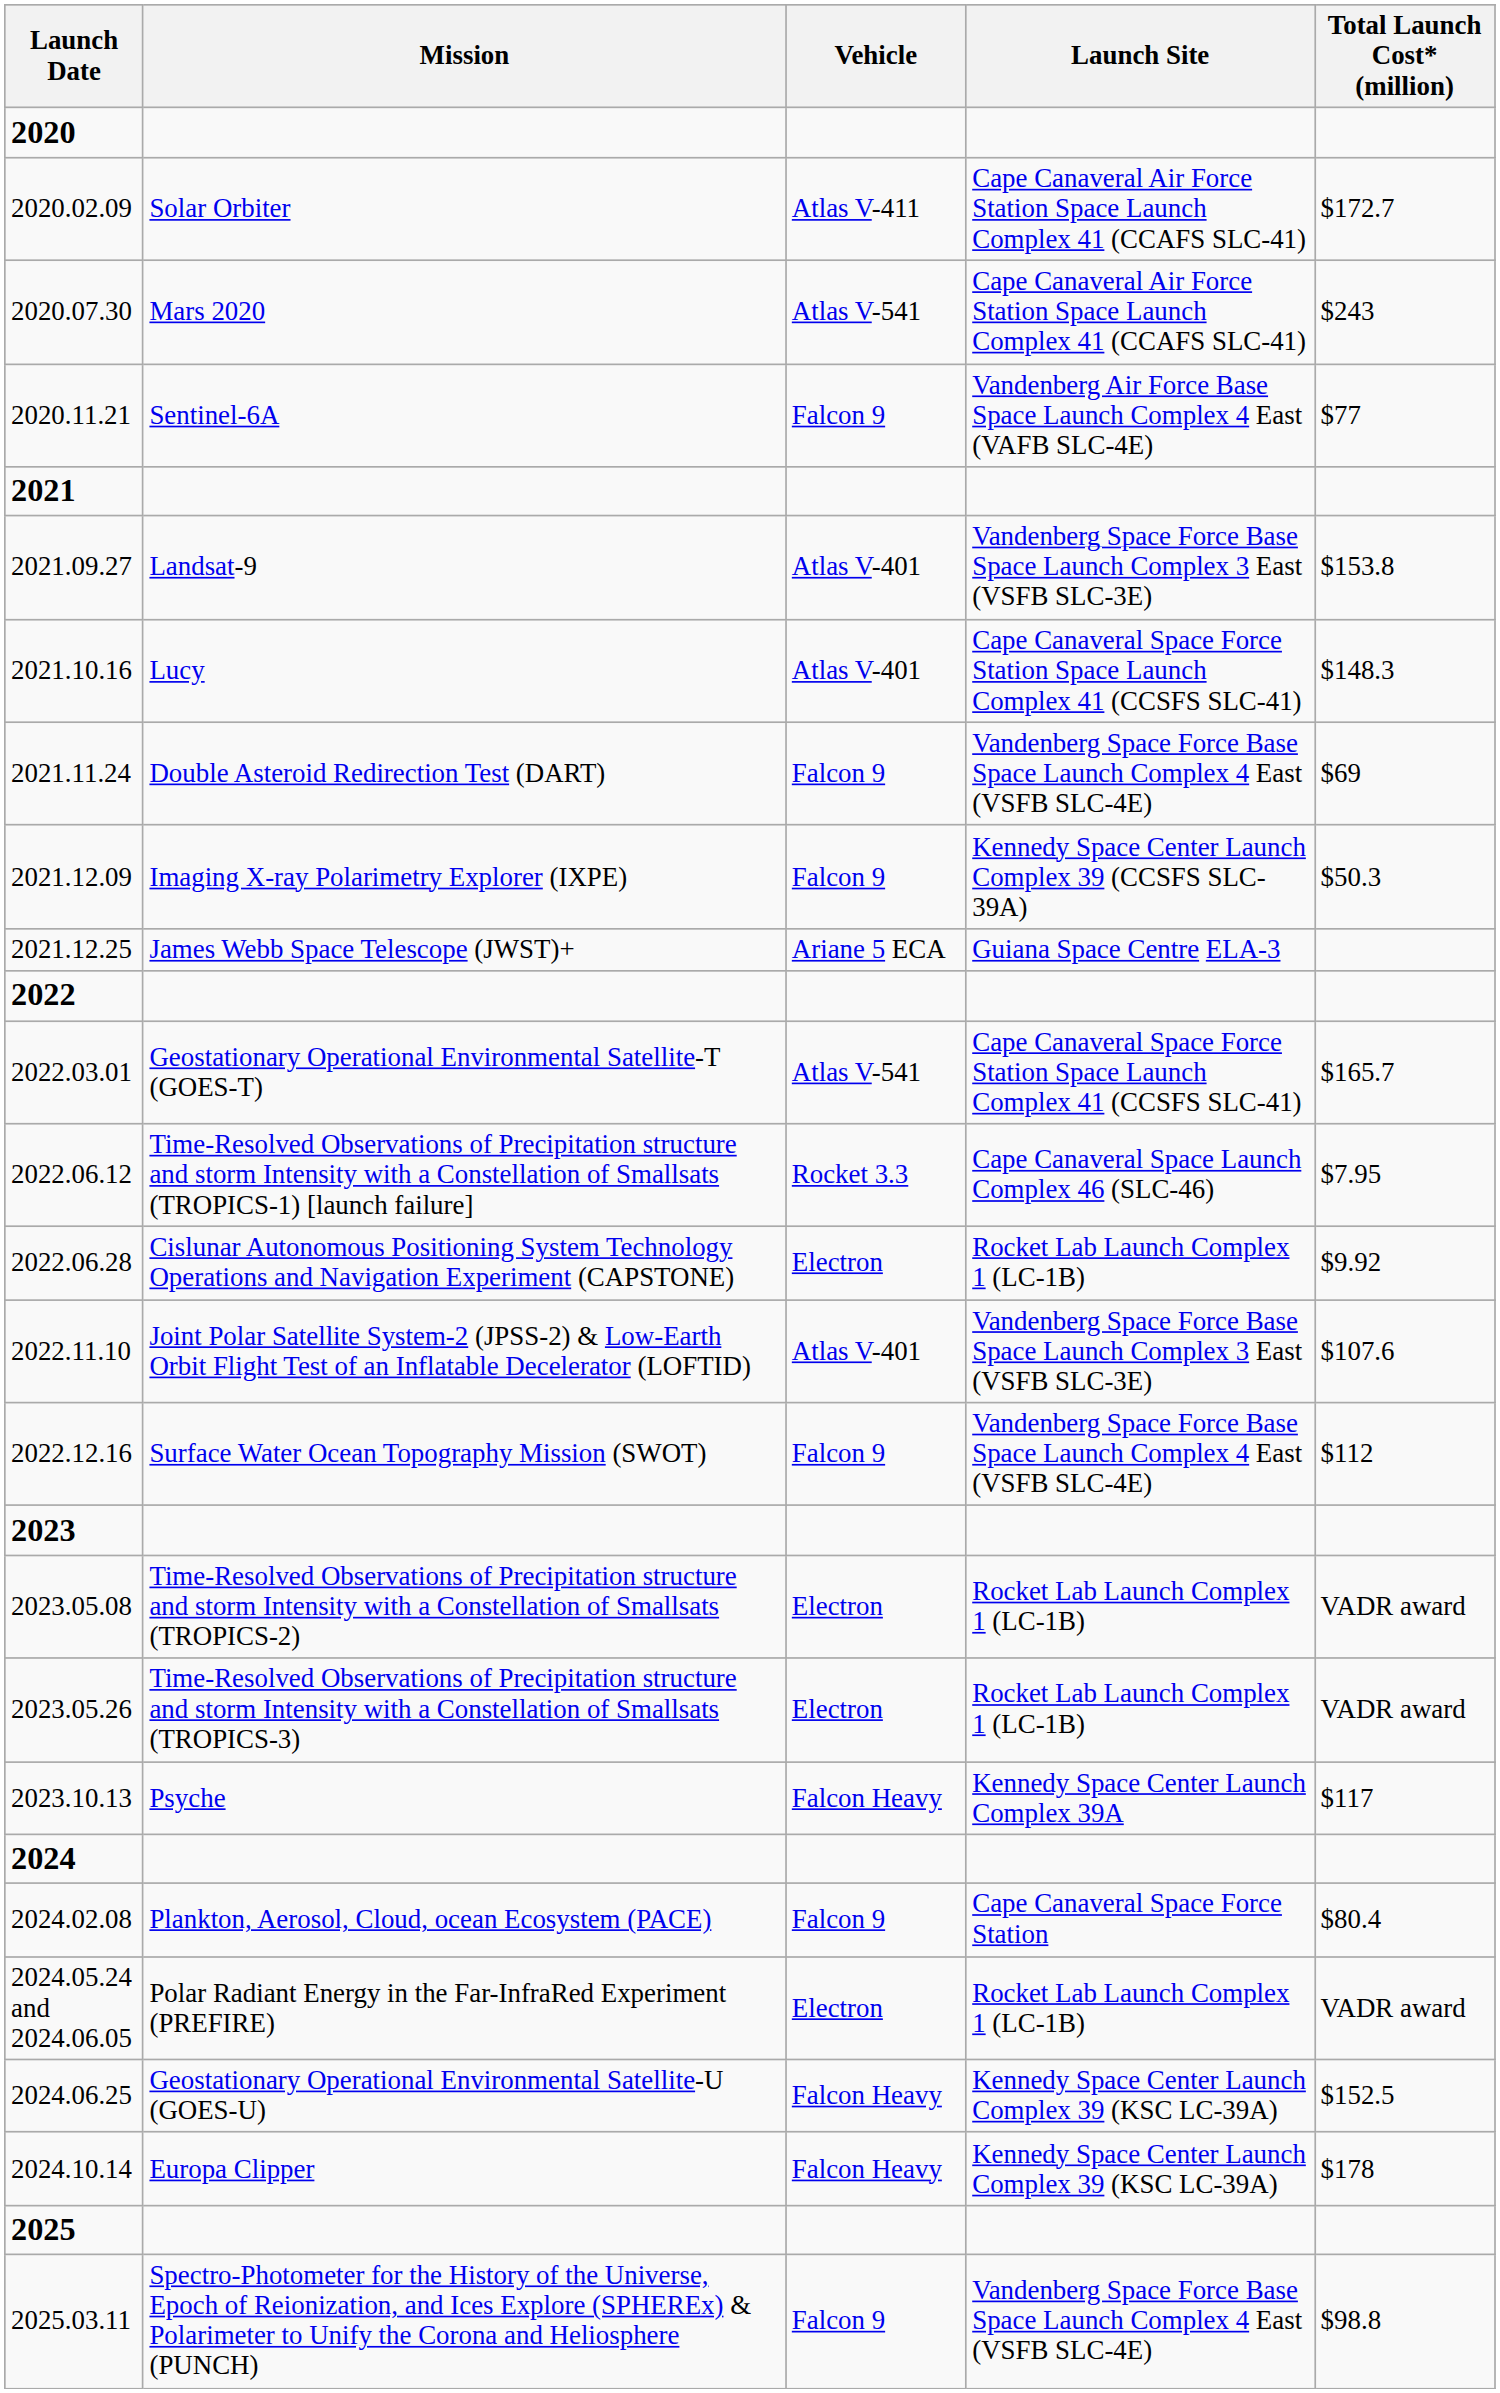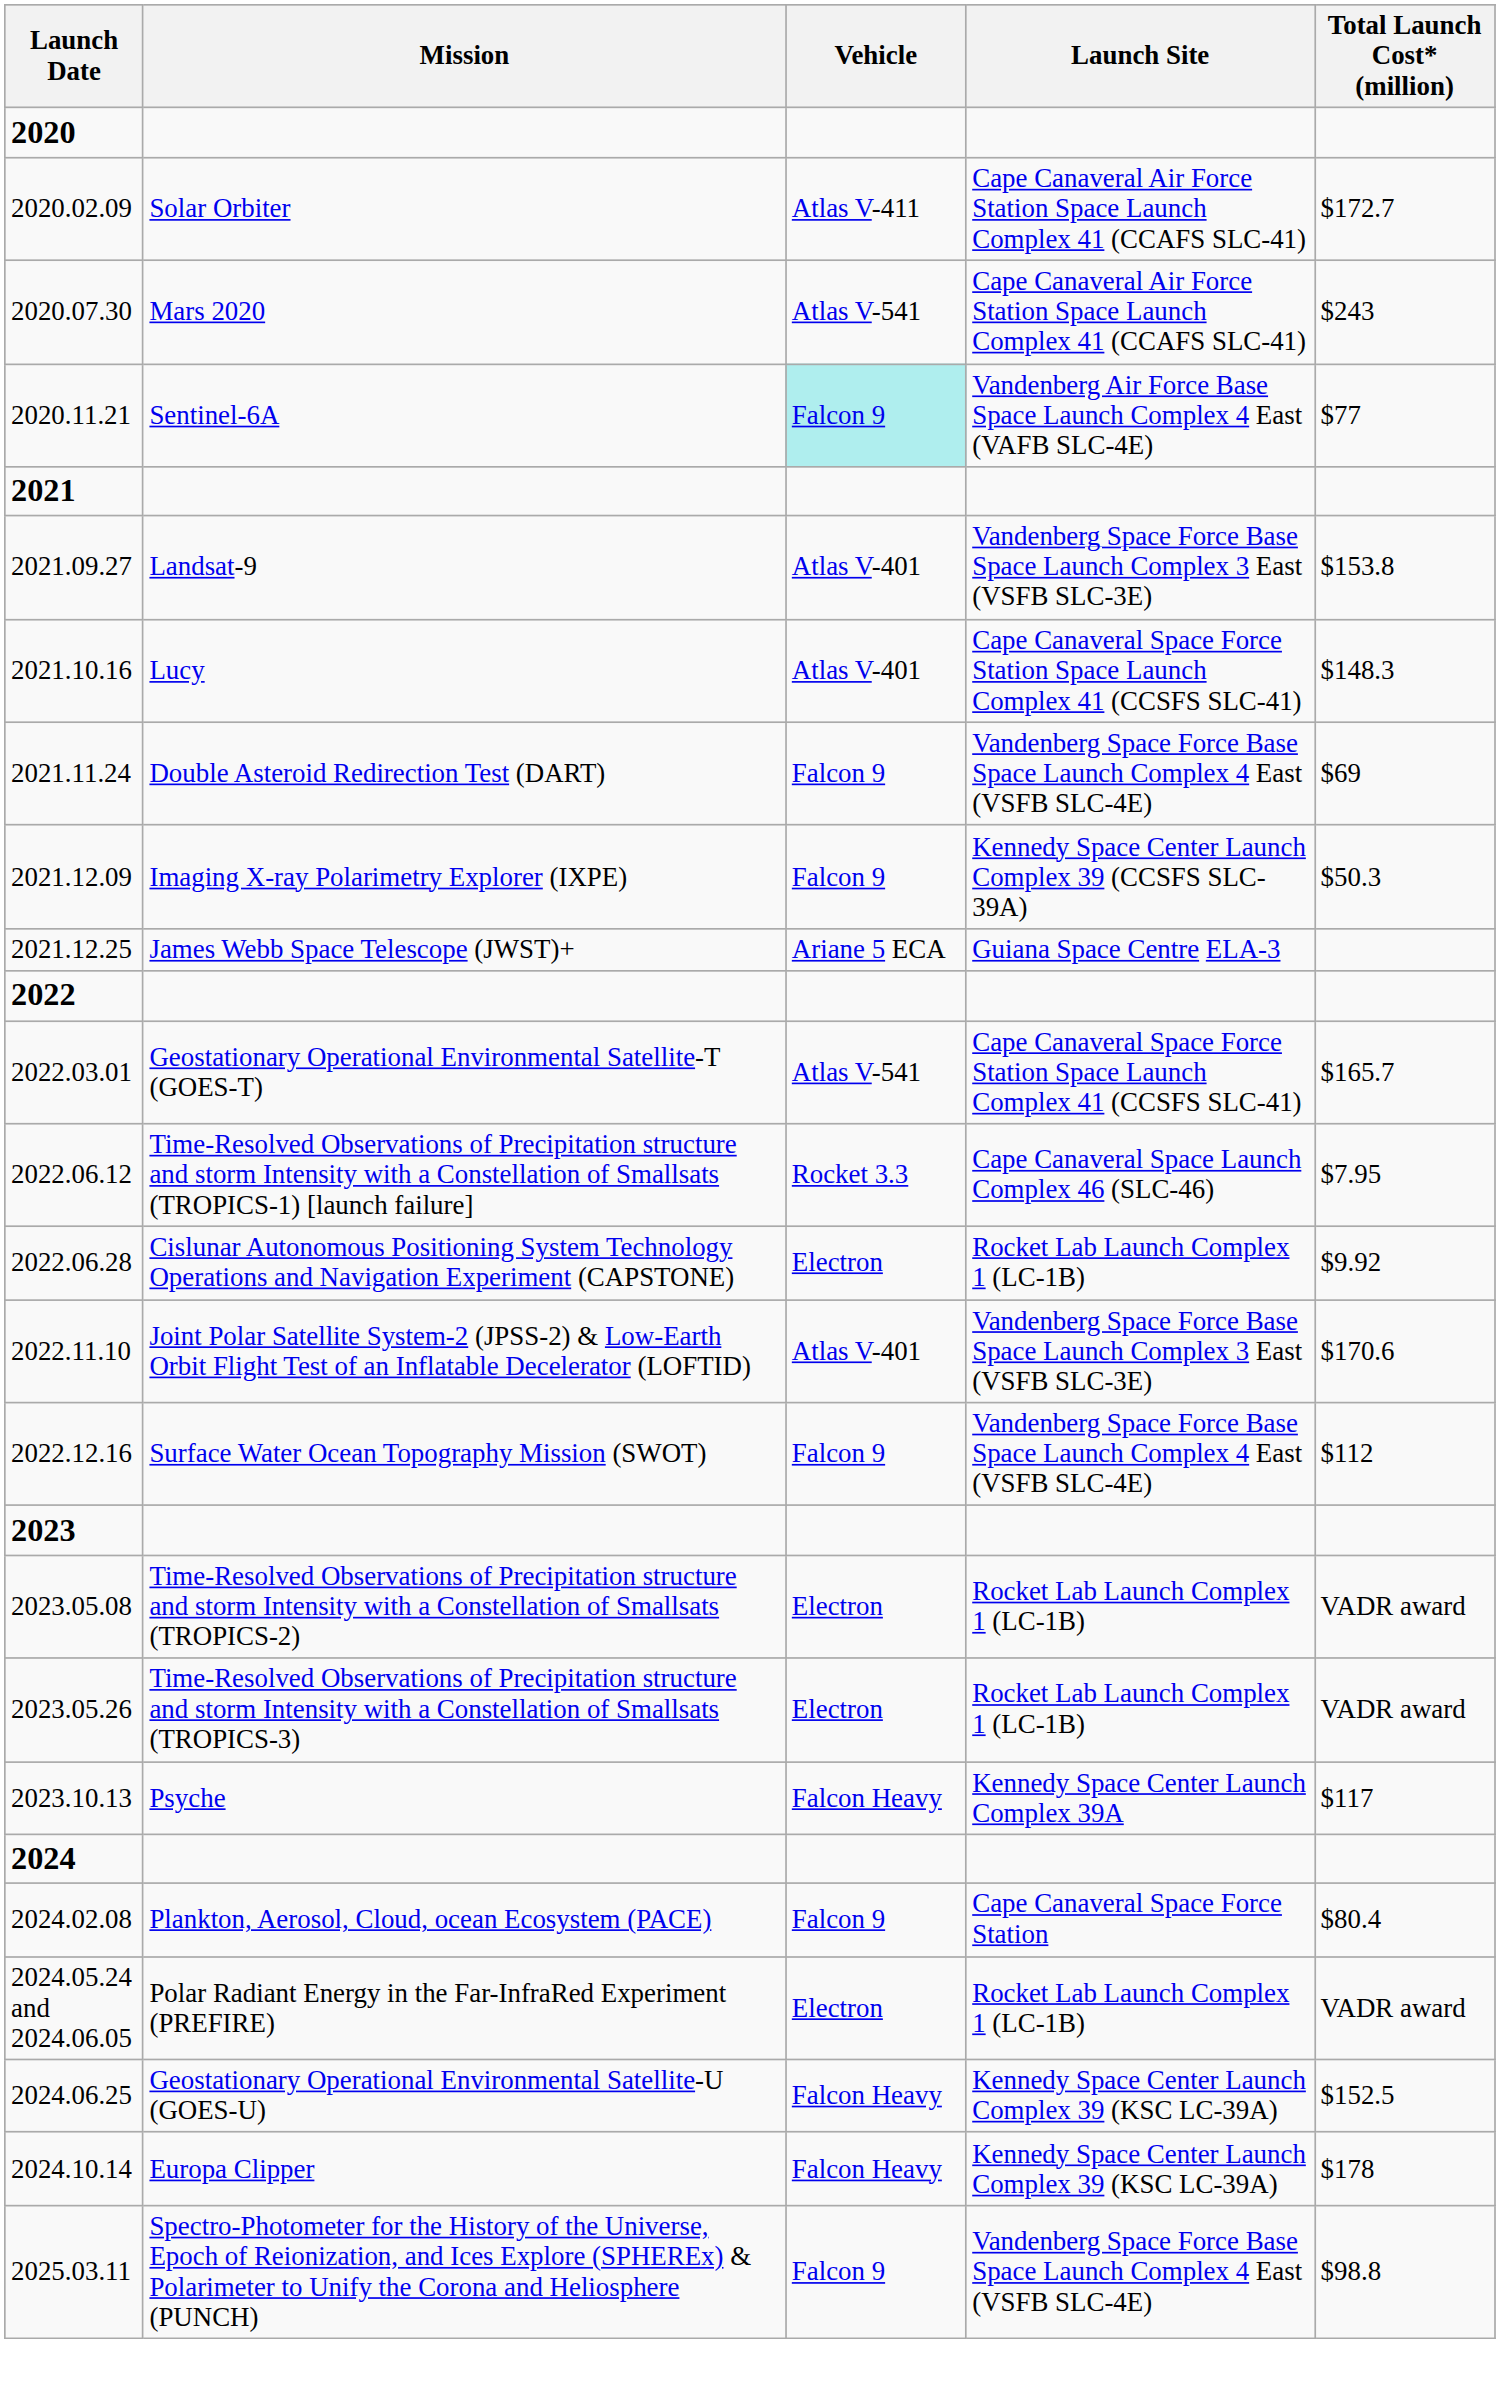(838, 414) no background -> (838, 414) paleturquoise background
(1358, 1350) $107.6 -> (1358, 1350) $170.6
- row: (43, 2229)
